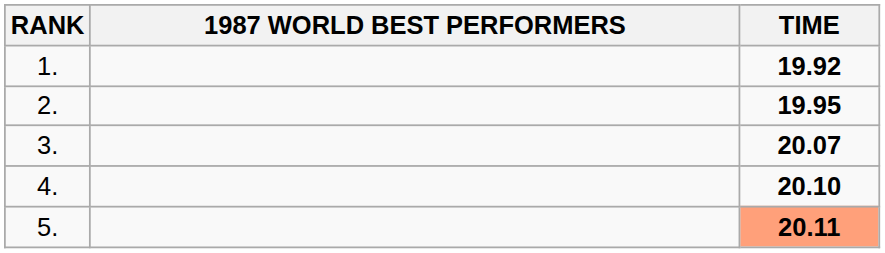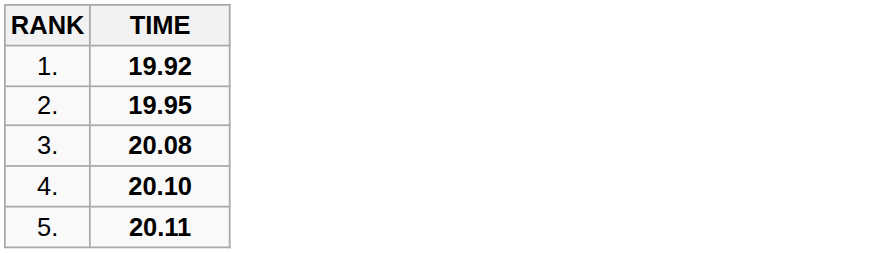- column: (415, 25)
(809, 146) 20.07 -> (160, 146) 20.08
(809, 227) lightsalmon background -> (160, 227) no background
